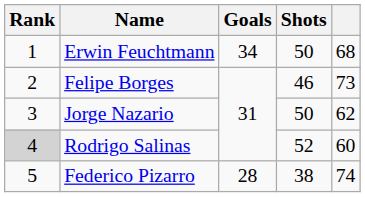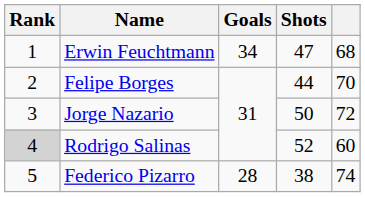(304, 51) 50 -> (304, 51) 47
(304, 82) 46 -> (304, 82) 44
(346, 82) 73 -> (346, 82) 70
(346, 113) 62 -> (346, 113) 72
